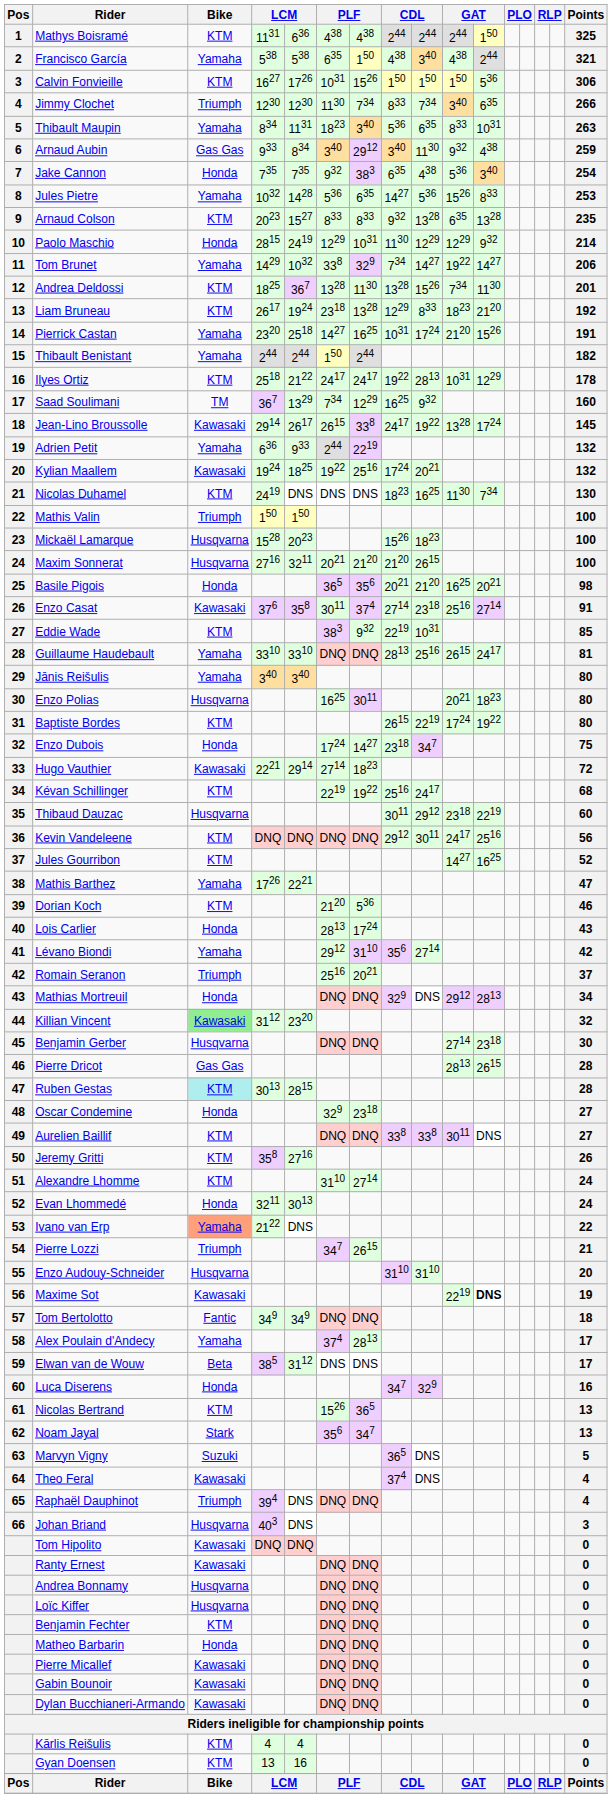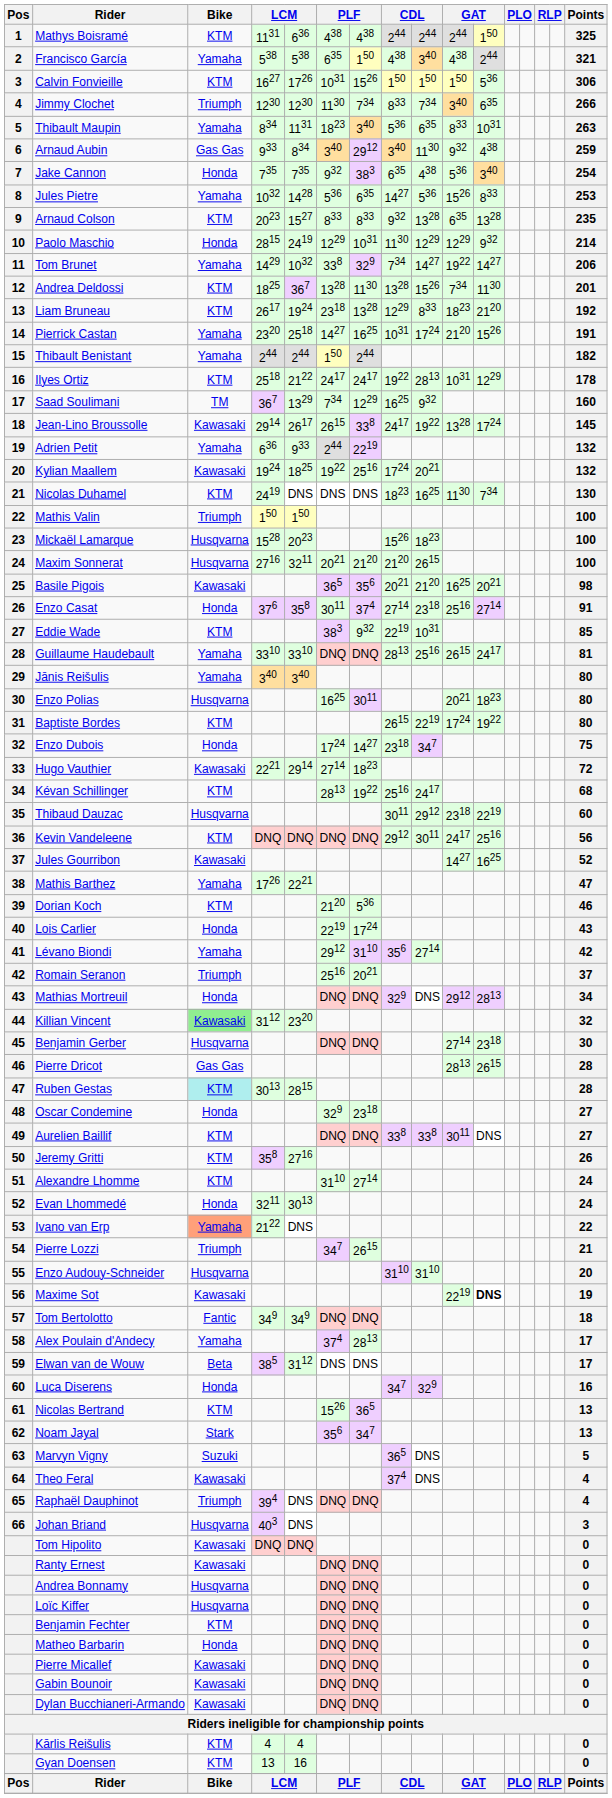(220, 585) Honda -> (220, 585) Kawasaki
(220, 608) Kawasaki -> (220, 608) Honda
(333, 791) 2219 -> (333, 791) 2813
(220, 860) KTM -> (220, 860) Kawasaki
(333, 929) 2813 -> (333, 929) 2219
